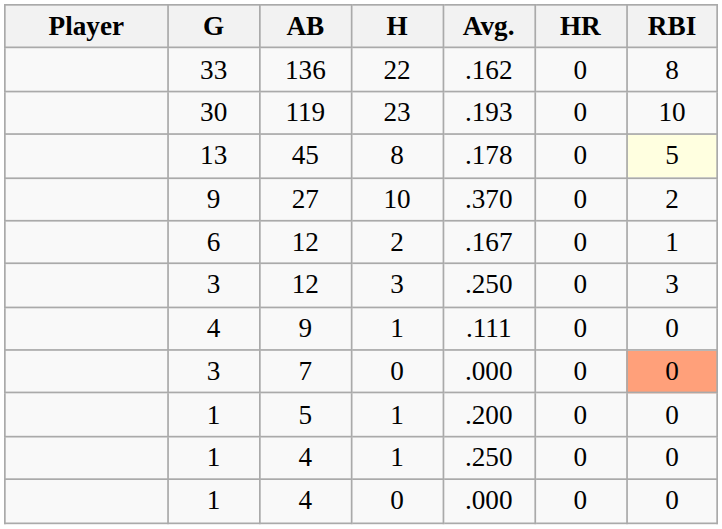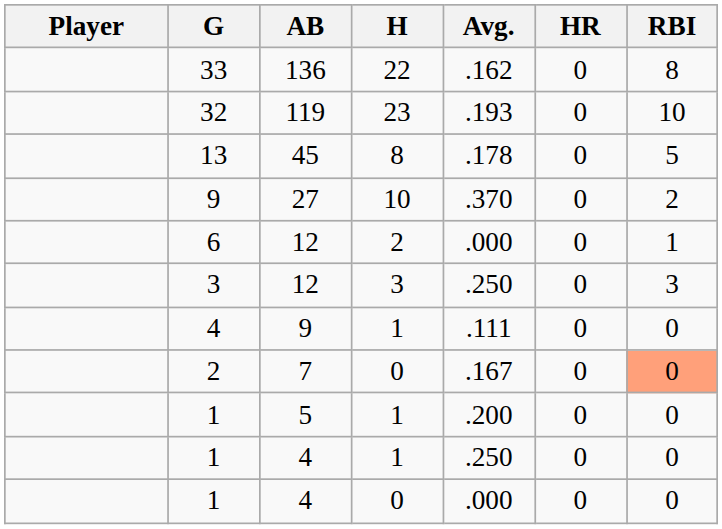(214, 112) 30 -> (214, 112) 32
(672, 155) lightyellow background -> (672, 155) no background
(489, 241) .167 -> (489, 241) .000
(214, 371) 3 -> (214, 371) 2
(489, 371) .000 -> (489, 371) .167
